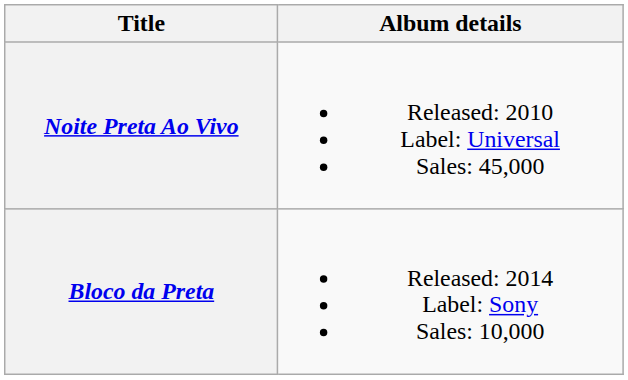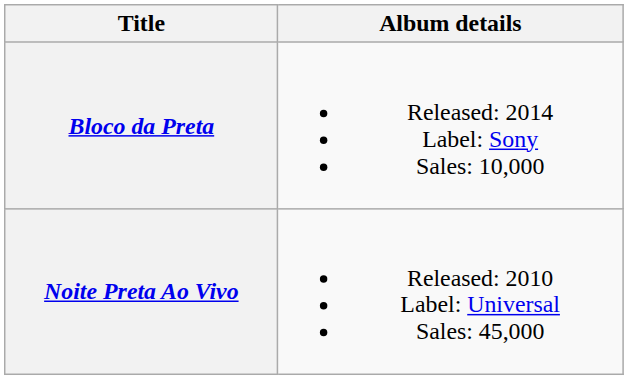rows swapped: (141, 125) <-> (141, 291)
